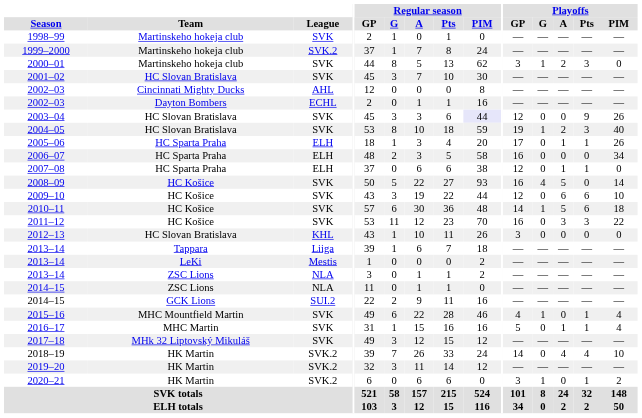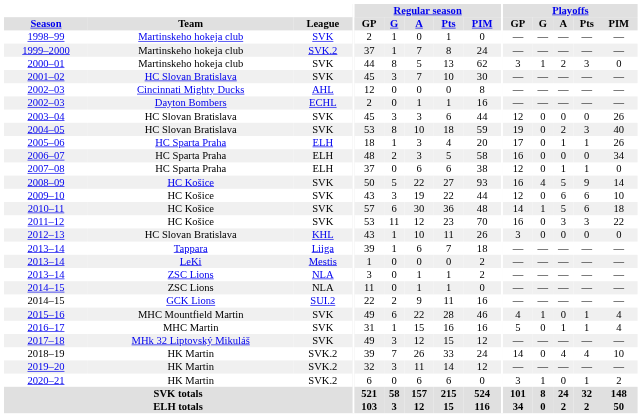(482, 116) lavender background -> (482, 116) no background
(587, 116) 9 -> (587, 116) 0
(543, 129) 1 -> (543, 129) 0
(587, 182) 0 -> (587, 182) 9
